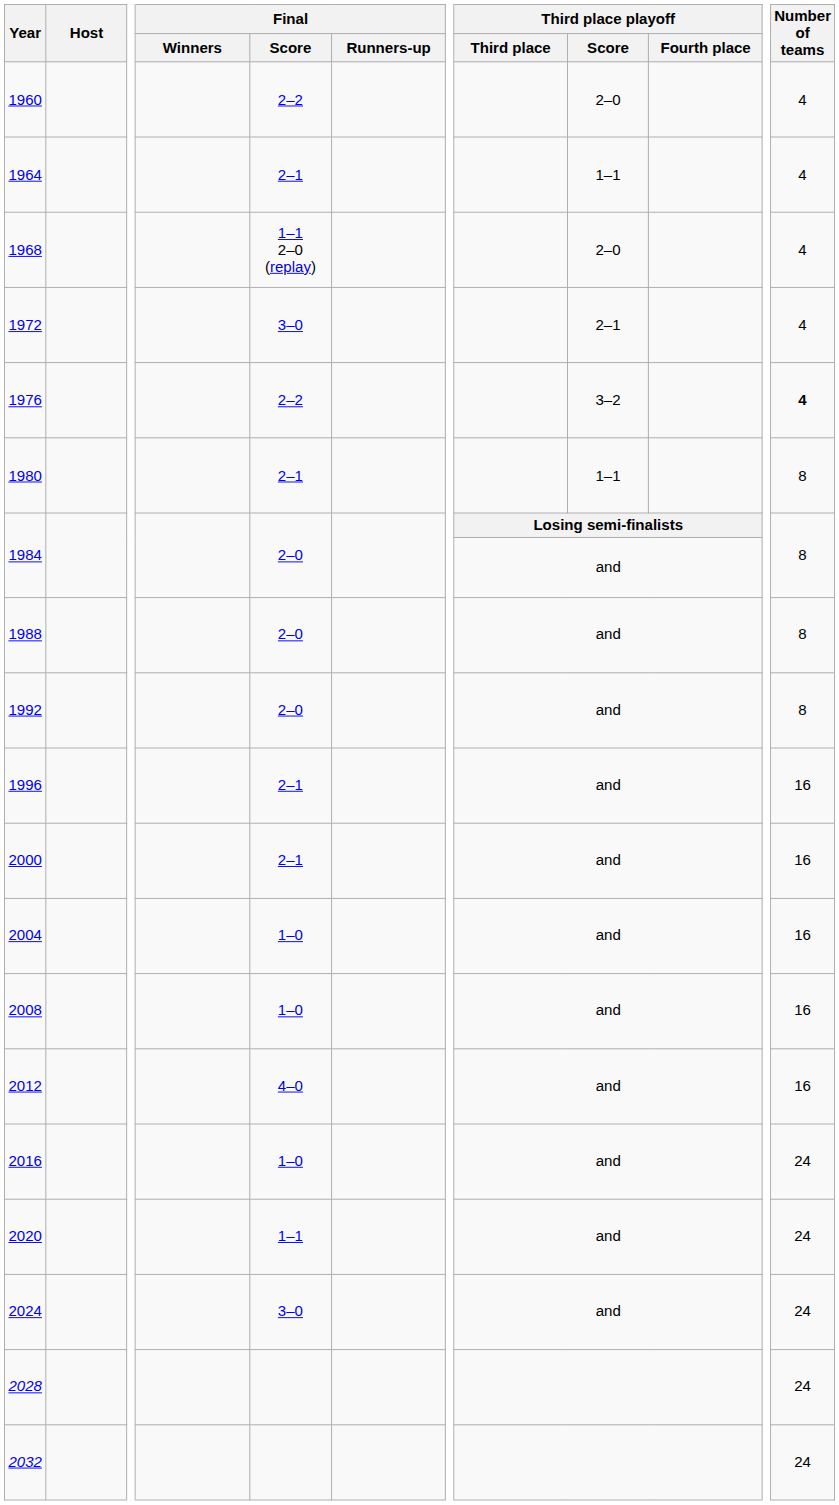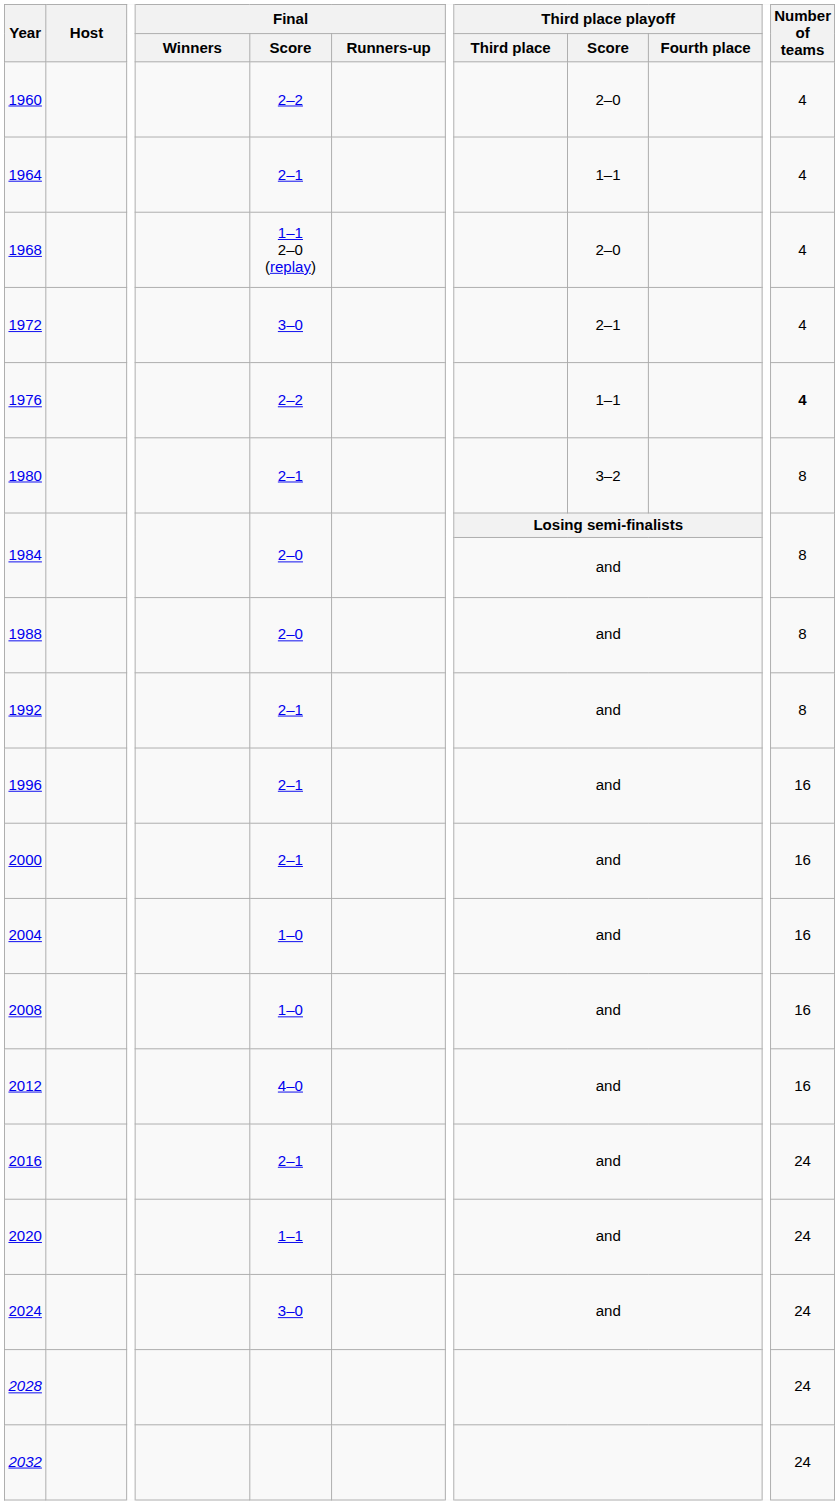(608, 400) 3–2 -> (608, 400) 1–1
(608, 475) 1–1 -> (608, 475) 3–2
(290, 710) 2–0 -> (290, 710) 2–1
(290, 1161) 1–0 -> (290, 1161) 2–1
